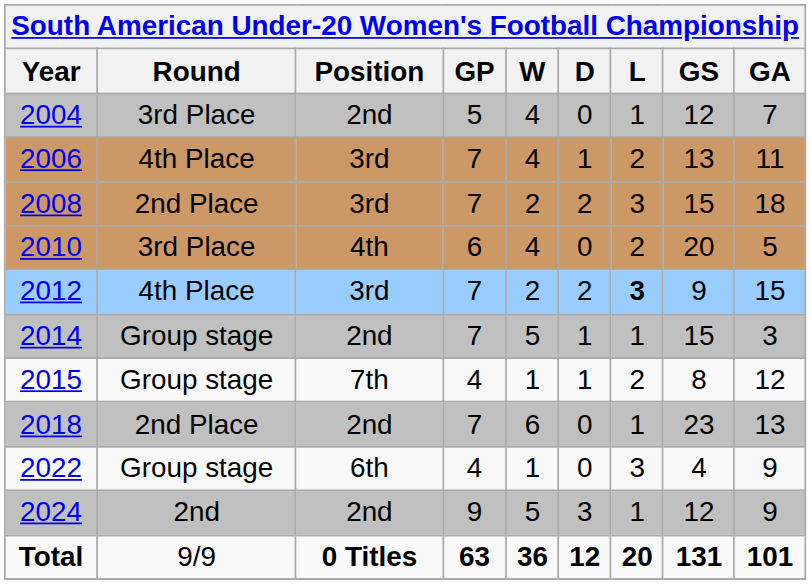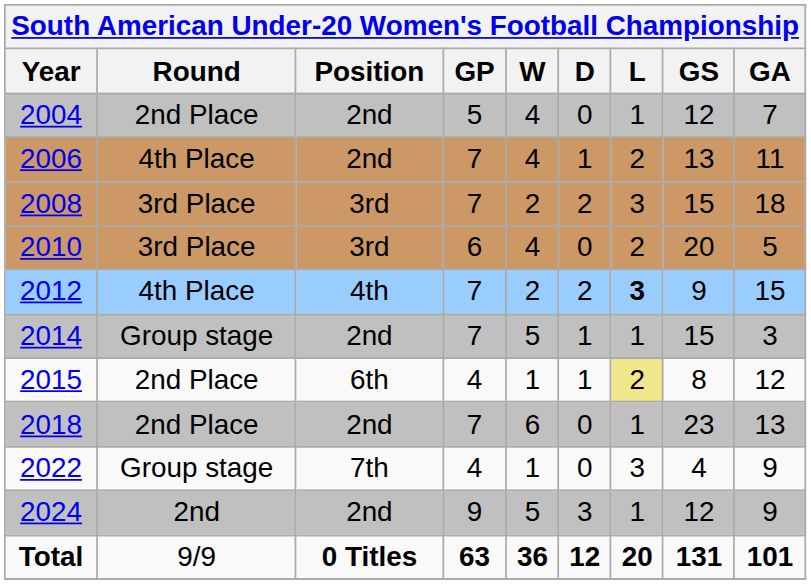(197, 114) 3rd Place -> (197, 114) 2nd Place
(369, 159) 3rd -> (369, 159) 2nd
(197, 203) 2nd Place -> (197, 203) 3rd Place
(369, 247) 4th -> (369, 247) 3rd
(369, 291) 3rd -> (369, 291) 4th
(197, 379) Group stage -> (197, 379) 2nd Place
(369, 379) 7th -> (369, 379) 6th
(637, 379) no background -> (637, 379) khaki background
(369, 468) 6th -> (369, 468) 7th
